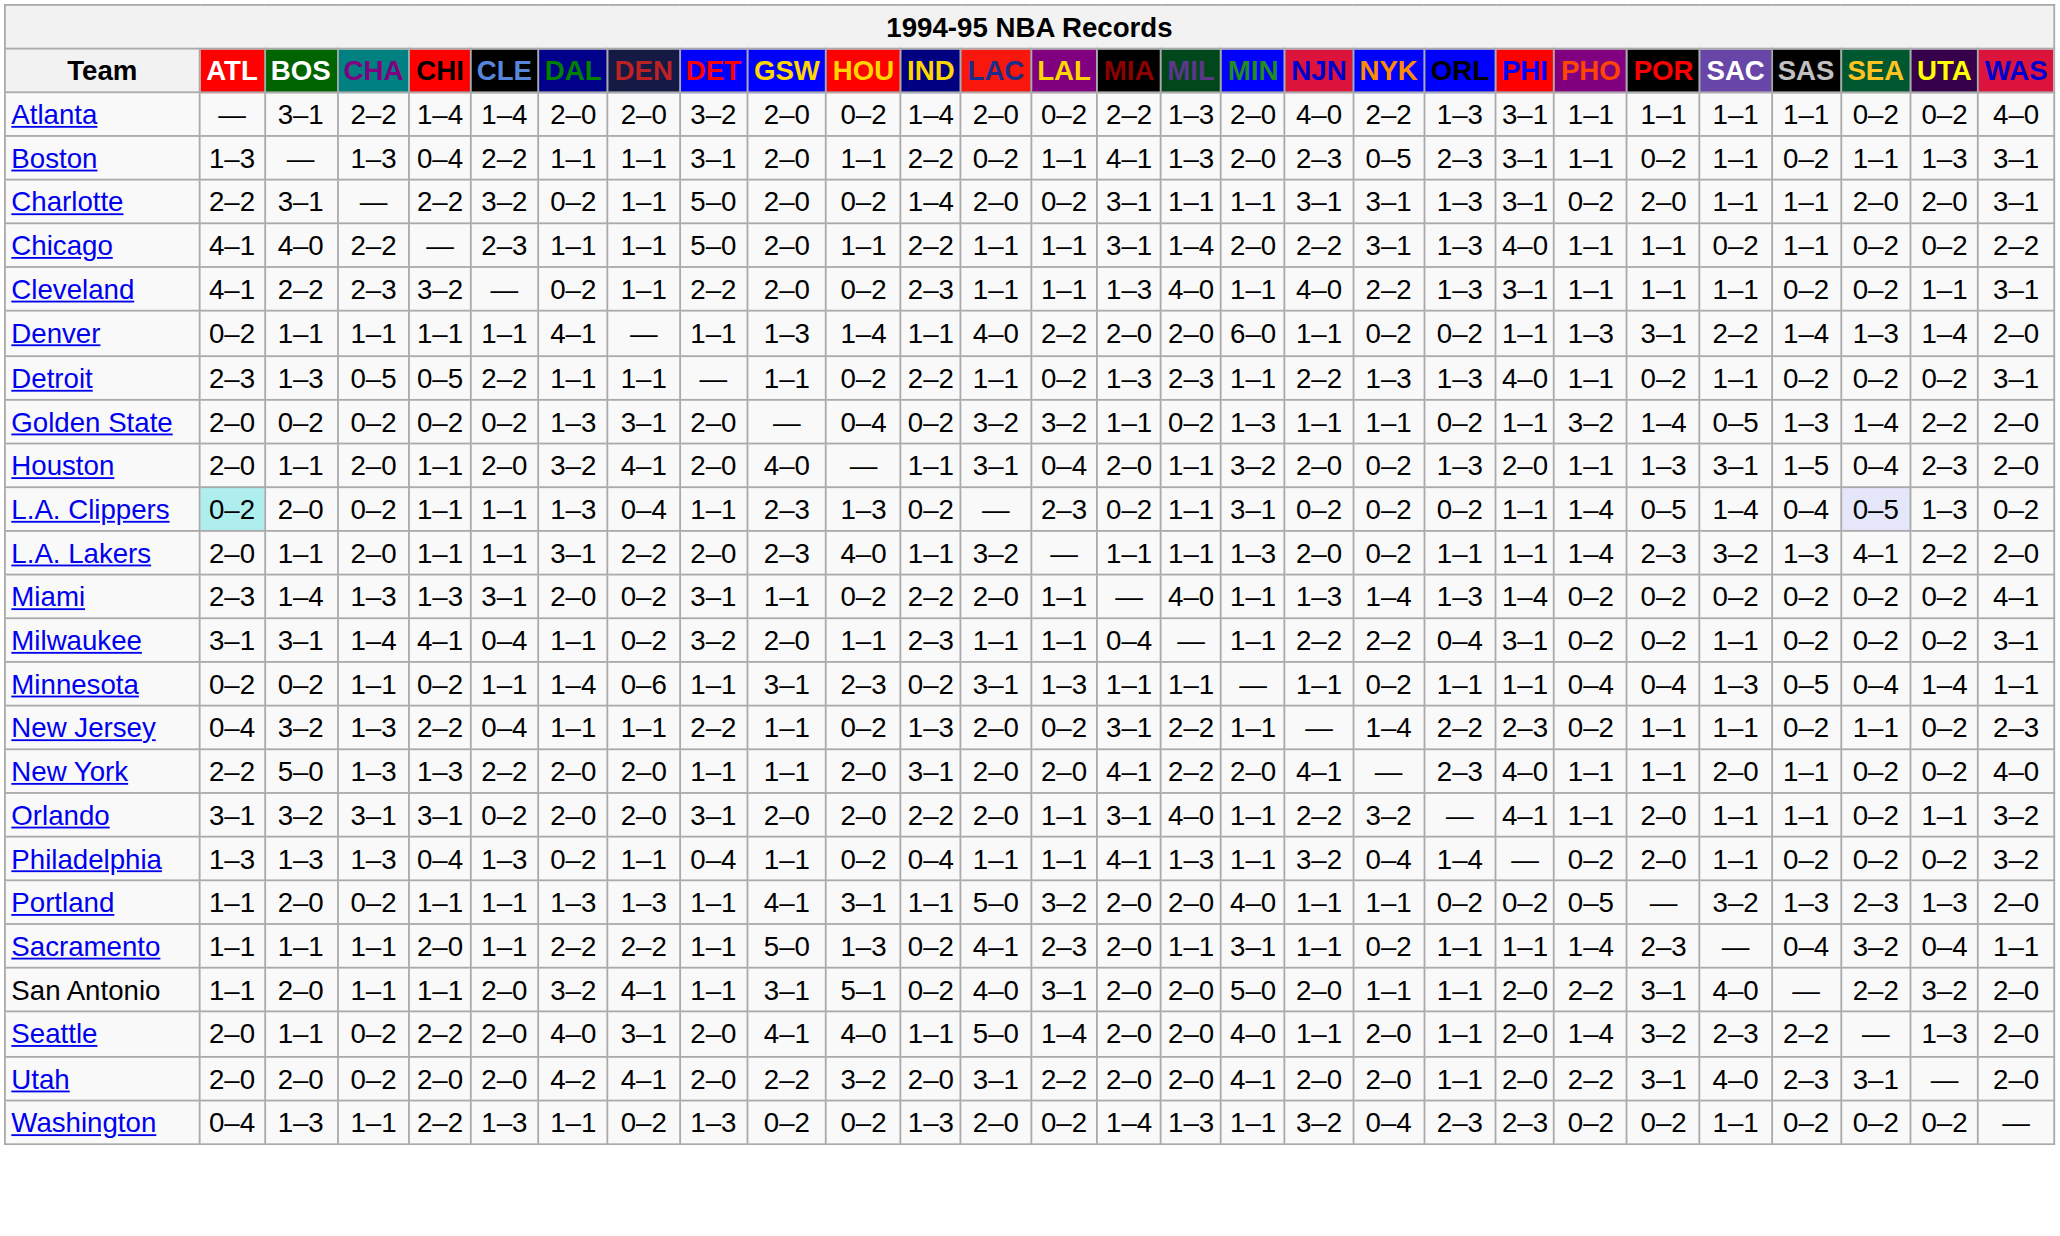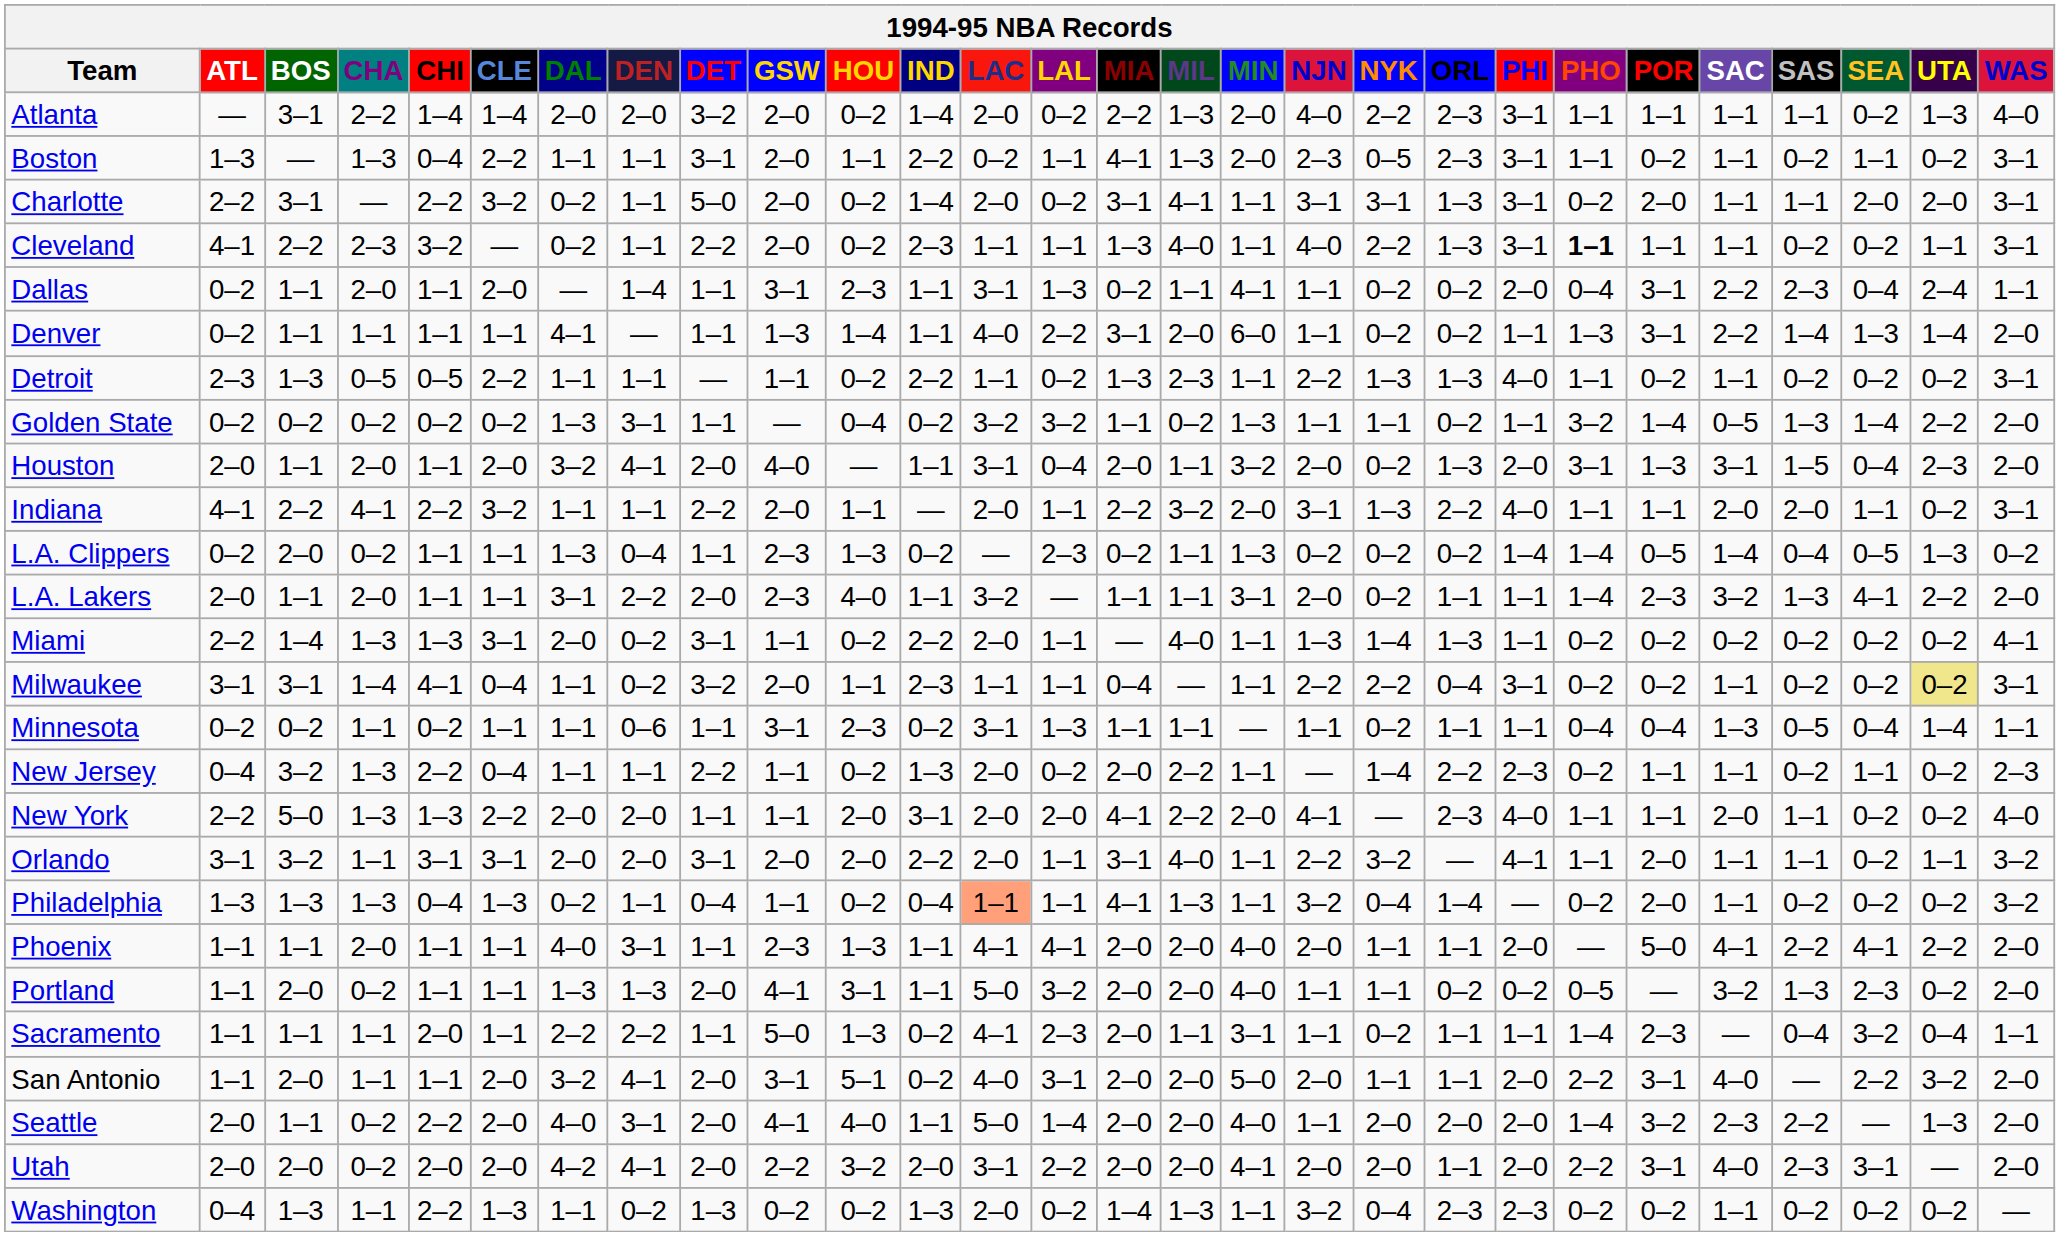(1460, 115) 1–3 -> (1460, 115) 2–3
(1944, 115) 0–2 -> (1944, 115) 1–3
(1944, 158) 1–3 -> (1944, 158) 0–2
(1191, 202) 1–1 -> (1191, 202) 4–1
- row: (62, 246)
(1591, 290) normal -> (1591, 246) bold
+ row: (50, 290)
(1129, 334) 2–0 -> (1129, 334) 3–1
(232, 421) 2–0 -> (232, 421) 0–2
(713, 421) 2–0 -> (713, 421) 1–1
(1591, 465) 1–1 -> (1591, 465) 3–1
+ row: (57, 509)
(232, 509) paleturquoise background -> (232, 553) no background
(1253, 509) 3–1 -> (1253, 553) 1–3
(1525, 509) 1–1 -> (1525, 553) 1–4
(1876, 509) lavender background -> (1876, 553) no background
(1253, 553) 1–3 -> (1253, 596) 3–1
(232, 596) 2–3 -> (232, 640) 2–2
(1525, 596) 1–4 -> (1525, 640) 1–1
(1944, 640) no background -> (1944, 684) khaki background
(573, 684) 1–4 -> (573, 728) 1–1
(1129, 728) 3–1 -> (1129, 771) 2–0
(373, 815) 3–1 -> (373, 859) 1–1
(504, 815) 0–2 -> (504, 859) 3–1
(996, 859) no background -> (996, 903) lightsalmon background
+ row: (61, 947)
(713, 903) 1–1 -> (713, 990) 2–0
(1944, 903) 1–3 -> (1944, 990) 0–2
(713, 990) 1–1 -> (713, 1078) 2–0
(1460, 1034) 1–1 -> (1460, 1122) 2–0
